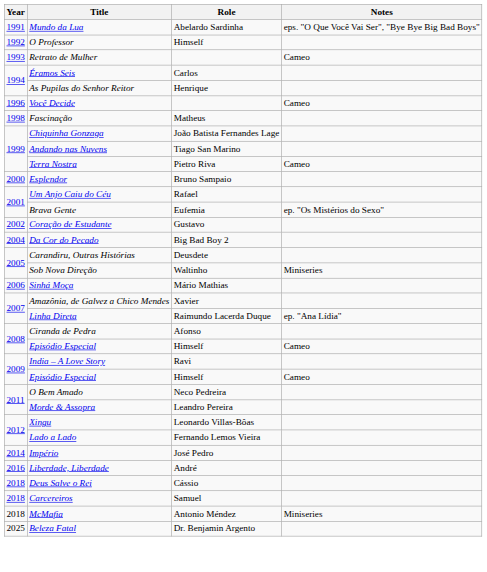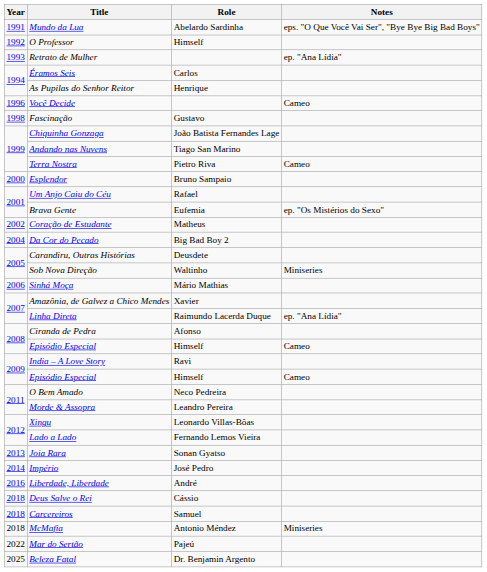(297, 58) Cameo -> (313, 58) ep. "Ana Lídia"
(190, 118) Matheus -> (189, 118) Gustavo
(189, 225) Gustavo -> (190, 225) Matheus
+ row: (16, 453)
+ row: (16, 544)
